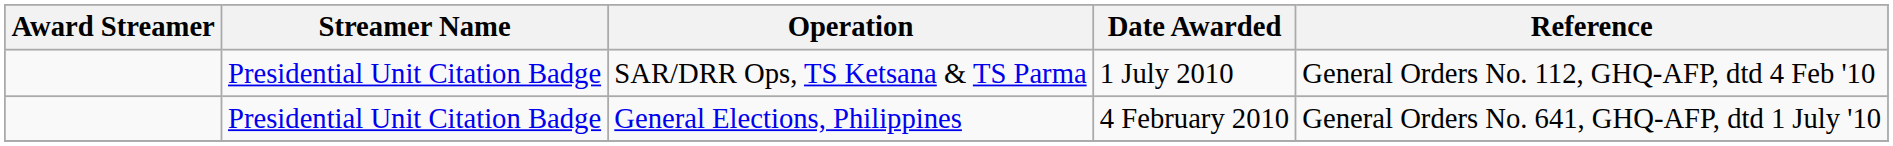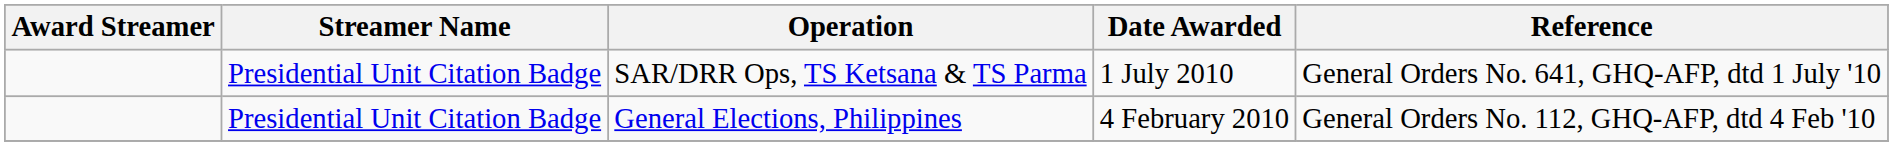(1589, 72) General Orders No. 112, GHQ-AFP, dtd 4 Feb '10 -> (1592, 72) General Orders No. 641, GHQ-AFP, dtd 1 July '10
(1592, 118) General Orders No. 641, GHQ-AFP, dtd 1 July '10 -> (1589, 118) General Orders No. 112, GHQ-AFP, dtd 4 Feb '10
